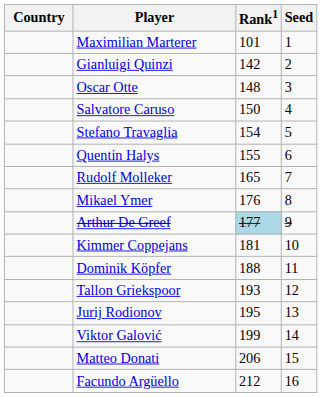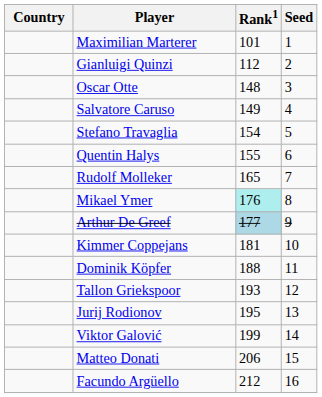(250, 64) 142 -> (249, 64) 112
(250, 109) 150 -> (250, 109) 149
(250, 200) no background -> (250, 200) paleturquoise background
